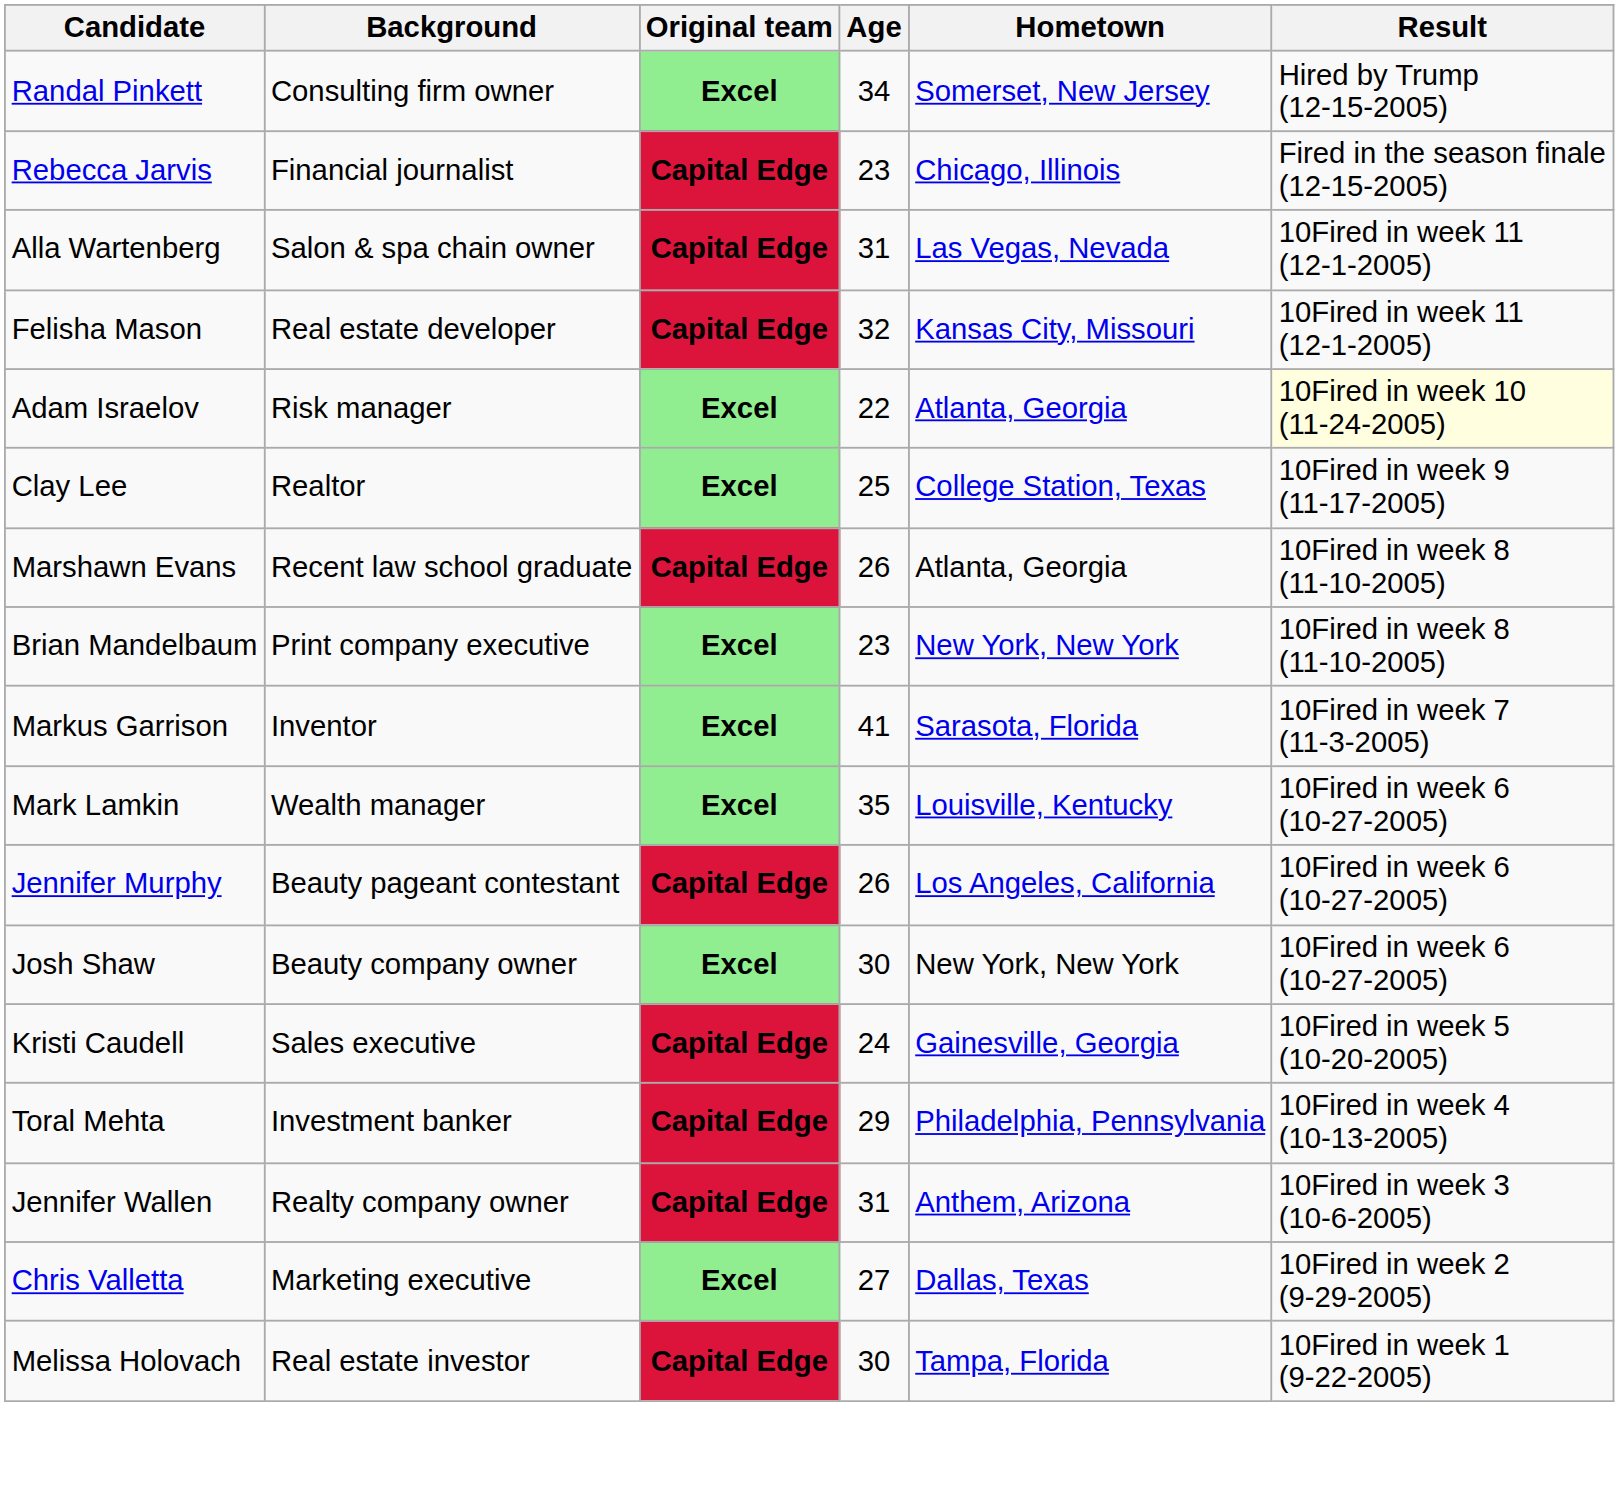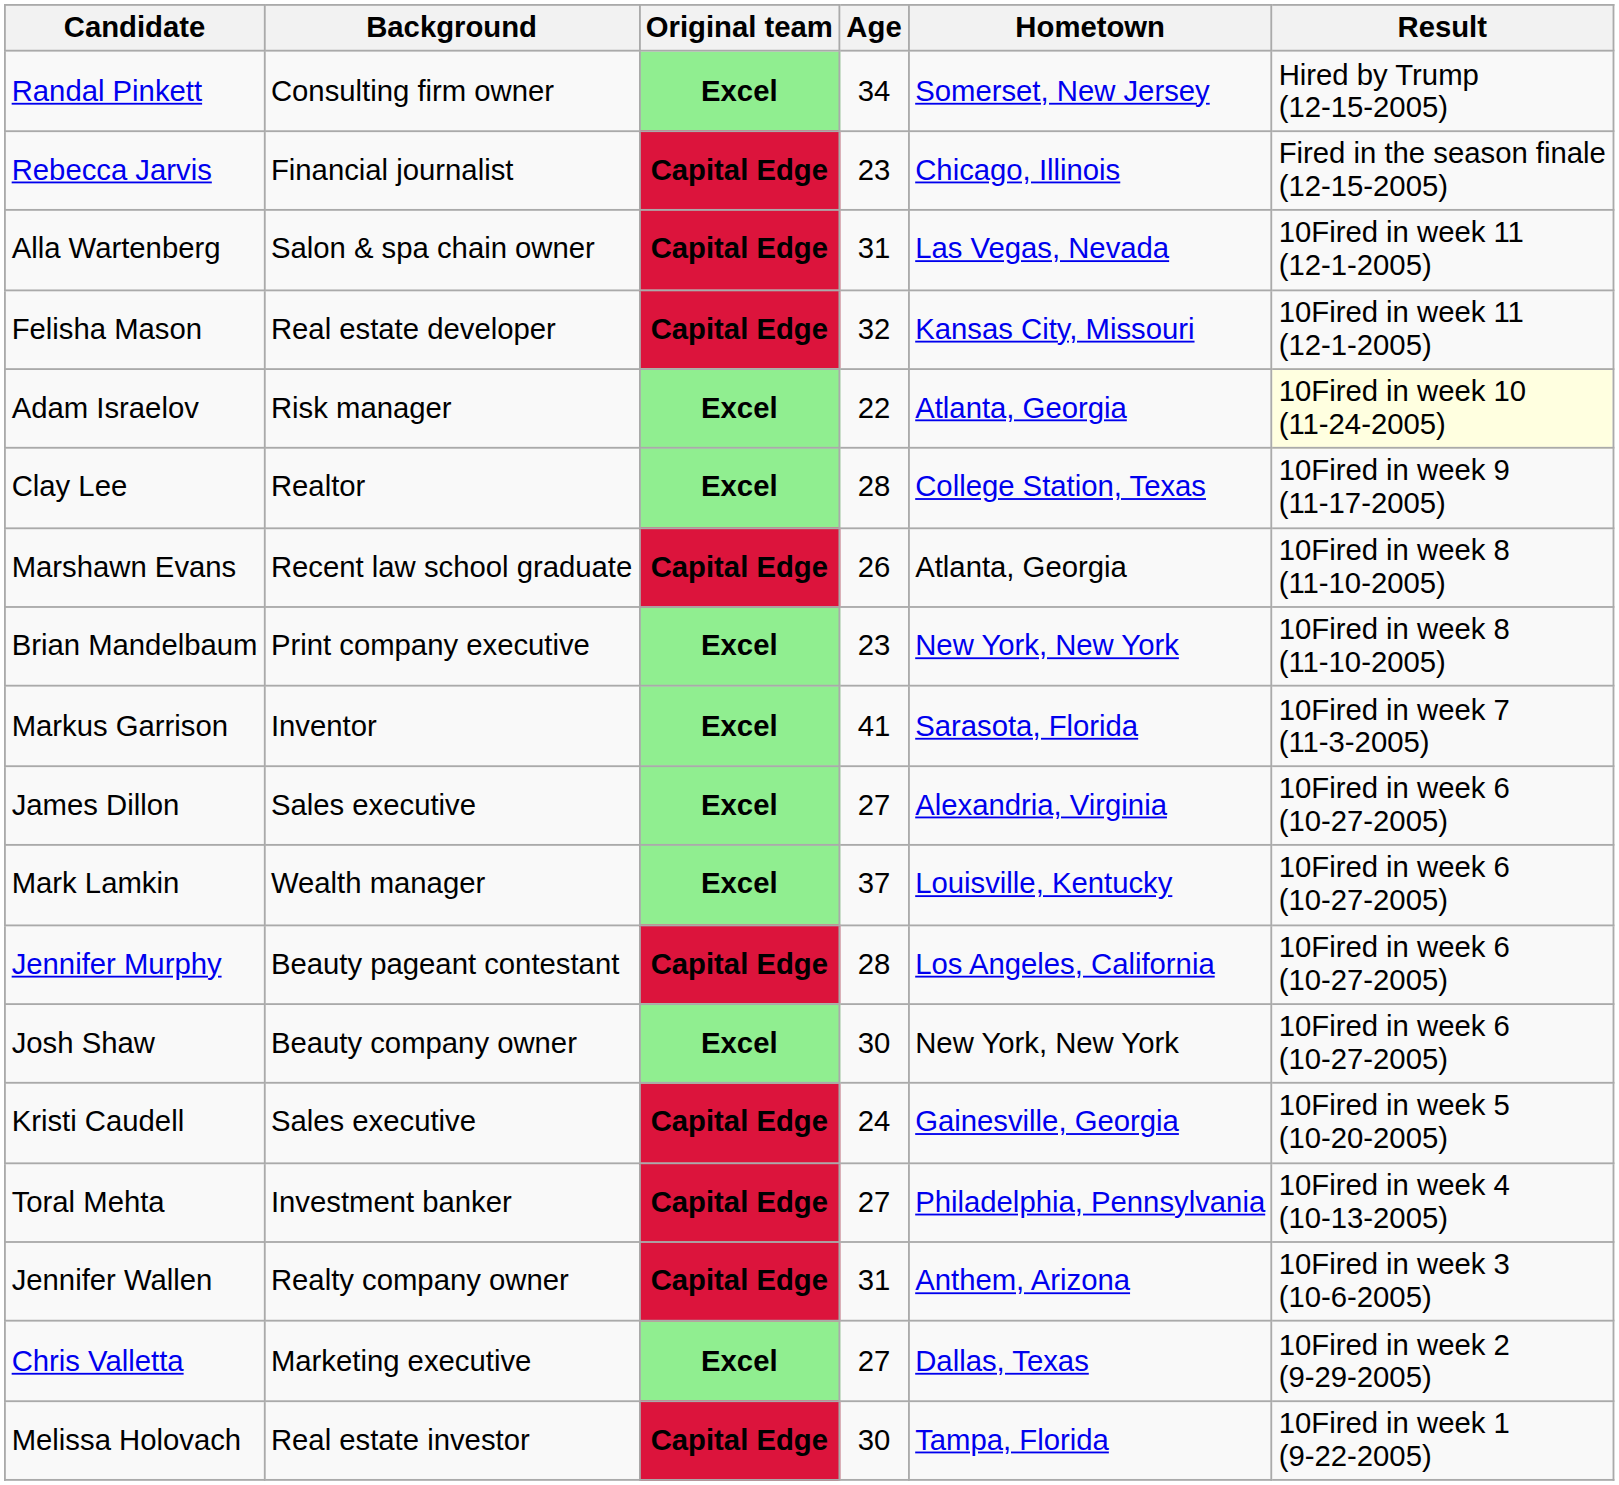(874, 487) 25 -> (874, 487) 28
+ row: (95, 805)
(874, 805) 35 -> (874, 884) 37
(874, 884) 26 -> (874, 963) 28
(874, 1122) 29 -> (874, 1201) 27
